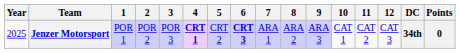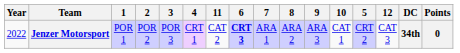columns swapped: (219, 12) <-> (366, 12)
(16, 34) 2025 -> (16, 34) 2022
(195, 34) bold -> (194, 34) normal
